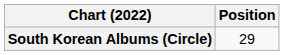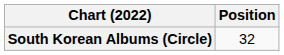(247, 38) 29 -> (247, 38) 32
